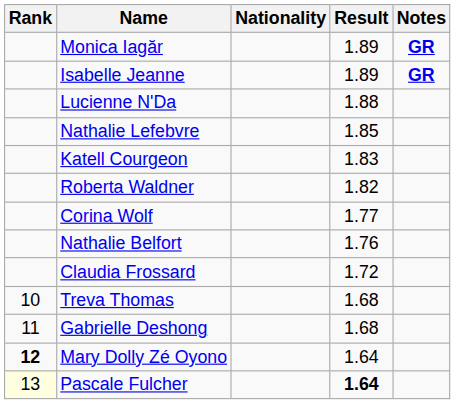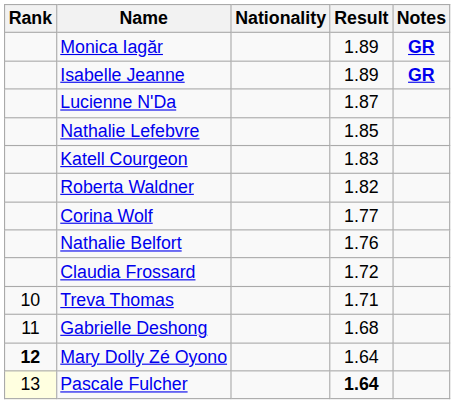(361, 103) 1.88 -> (361, 103) 1.87
(361, 300) 1.68 -> (361, 300) 1.71
